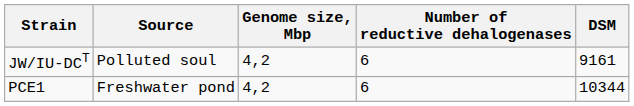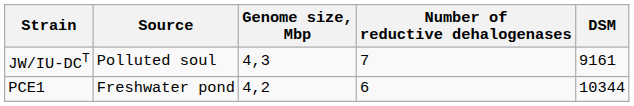(256, 62) 4,2 -> (256, 62) 4,3
(365, 62) 6 -> (365, 62) 7
